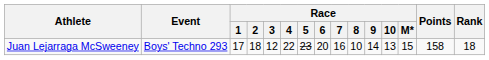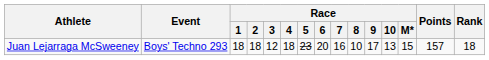(238, 47) 17 -> (238, 47) 18
(289, 47) 22 -> (289, 47) 18
(373, 47) 14 -> (373, 47) 17
(435, 47) 158 -> (435, 47) 157
